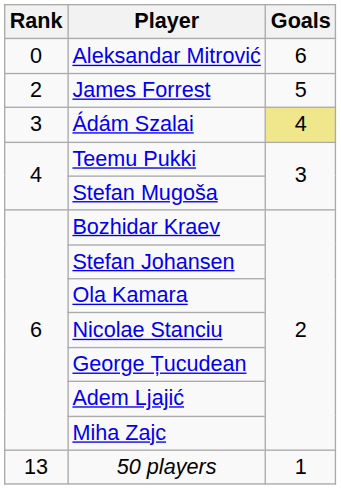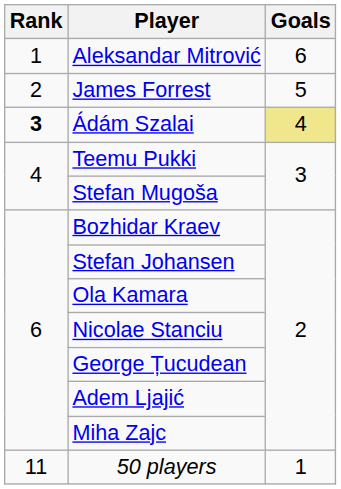(36, 55) 0 -> (36, 55) 1
(36, 124) normal -> (36, 124) bold
(36, 466) 13 -> (36, 466) 11
